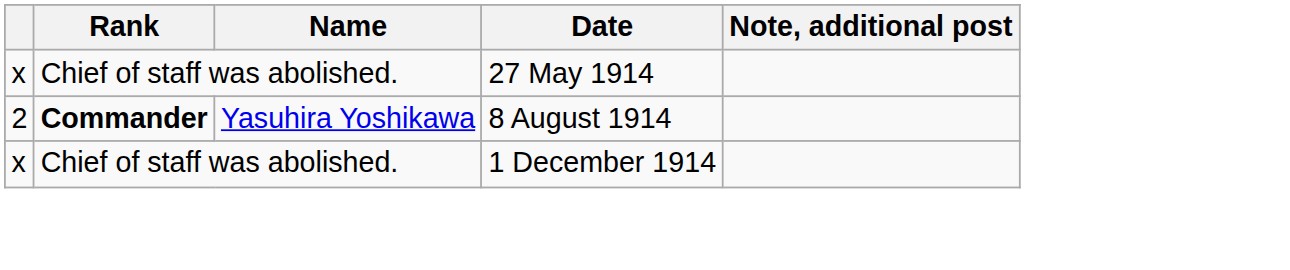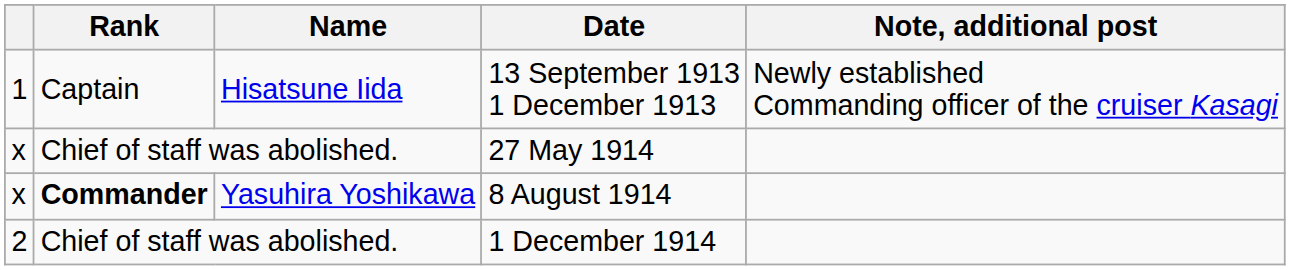+ row: (614, 88)
(19, 118) 2 -> (19, 195) x
(19, 163) x -> (19, 241) 2
